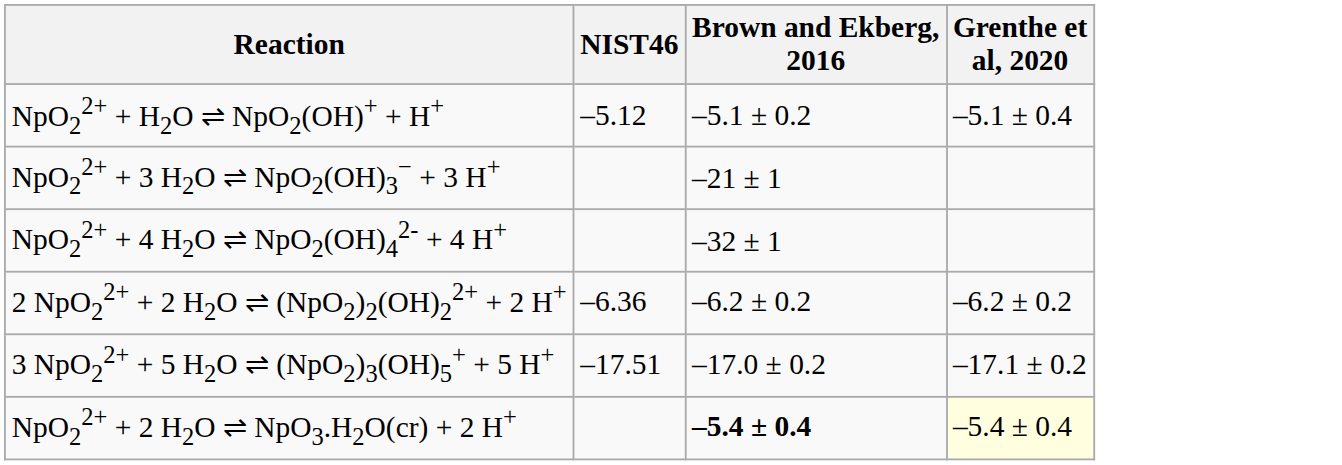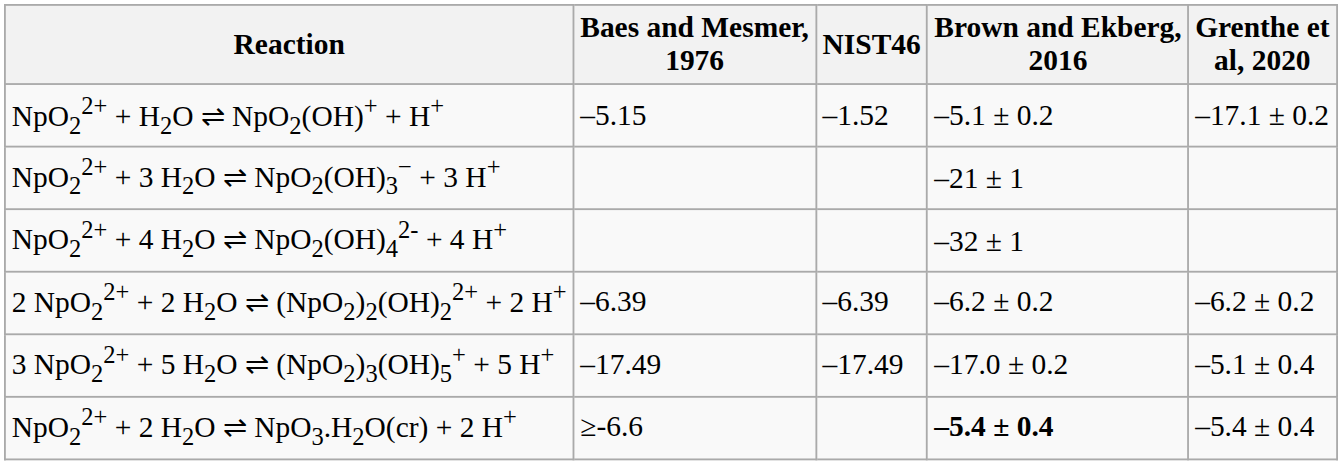+ column: (695, 44)
(613, 115) –5.12 -> (856, 115) –1.52
(1012, 115) –5.1 ± 0.4 -> (1262, 115) –17.1 ± 0.2
(613, 302) –6.36 -> (856, 302) –6.39
(621, 364) –17.51 -> (863, 364) –17.49
(1020, 364) –17.1 ± 0.2 -> (1255, 364) –5.1 ± 0.4
(1012, 427) lightyellow background -> (1255, 427) no background
